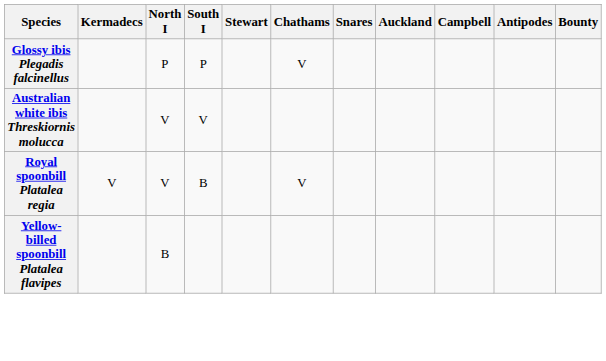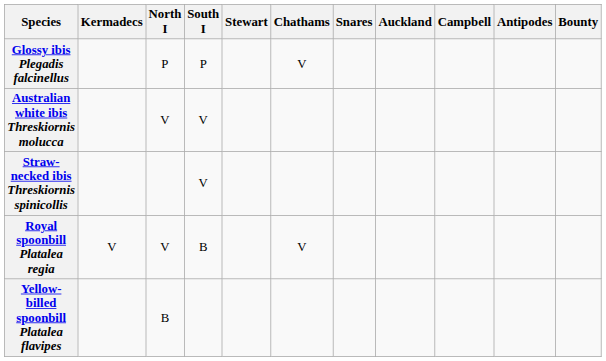+ row: (41, 183)
